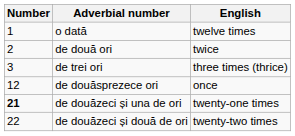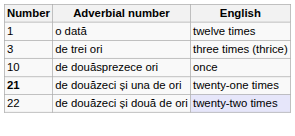- row: (84, 49)
(13, 85) 12 -> (13, 67) 10
(235, 121) no background -> (235, 103) lavender background
